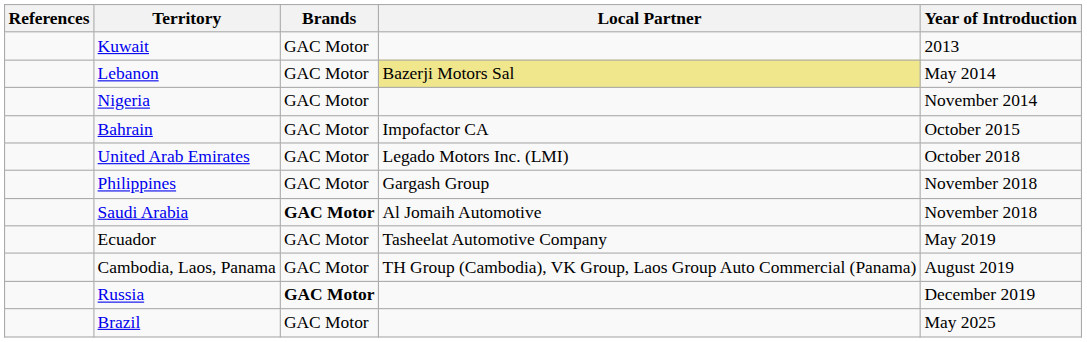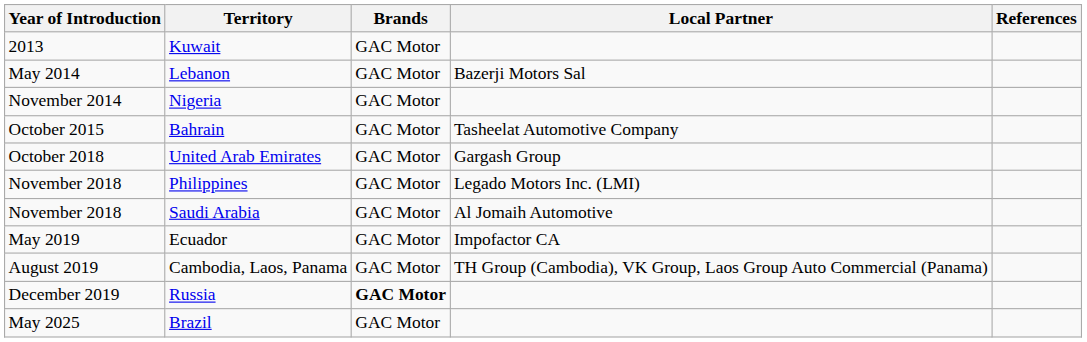columns swapped: (1001, 18) <-> (49, 18)
(448, 73) khaki background -> (520, 73) no background
(436, 128) Impofactor CA -> (566, 128) Tasheelat Automotive Company
(475, 156) Legado Motors Inc. (LMI) -> (507, 156) Gargash Group
(436, 184) Gargash Group -> (547, 184) Legado Motors Inc. (LMI)
(329, 211) bold -> (398, 211) normal
(495, 239) Tasheelat Automotive Company -> (507, 239) Impofactor CA
